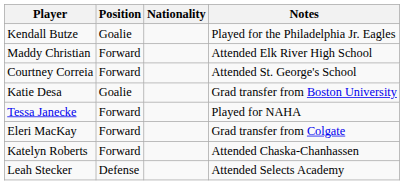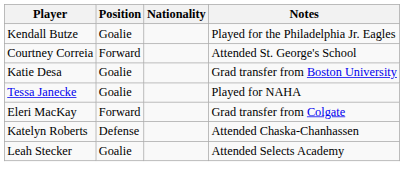- row: (49, 53)
(120, 111) Forward -> (115, 92) Goalie
(120, 151) Forward -> (119, 131) Defense
(119, 170) Defense -> (115, 151) Goalie
